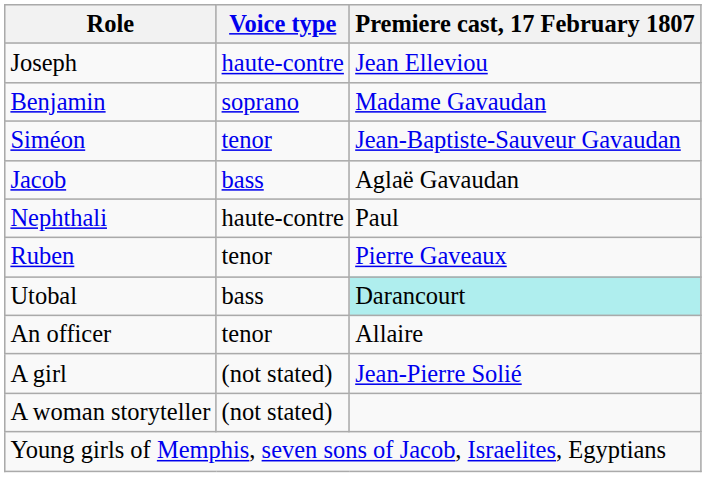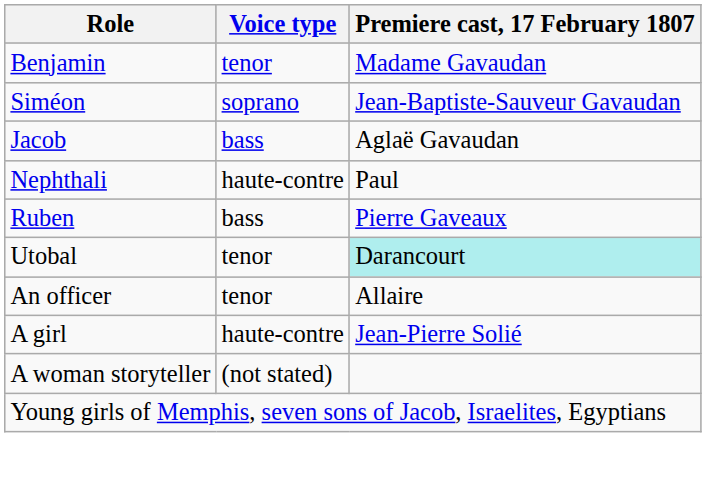- row: (44, 62)
(260, 101) soprano -> (247, 62) tenor
(247, 140) tenor -> (260, 101) soprano
(247, 256) tenor -> (243, 218) bass
(243, 295) bass -> (247, 256) tenor
(277, 373) (not stated) -> (283, 334) haute-contre
